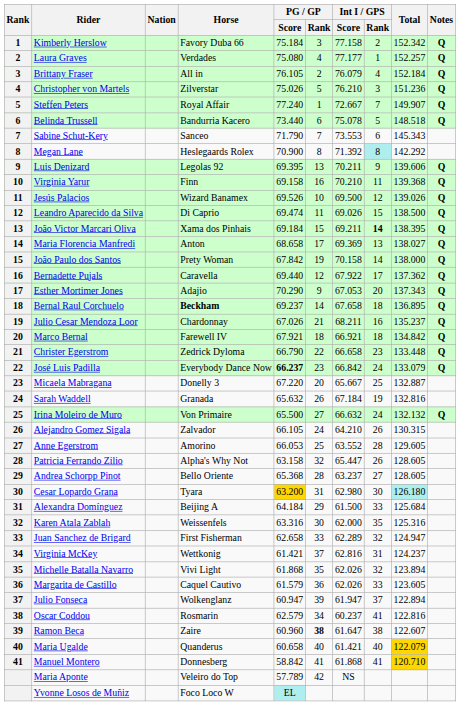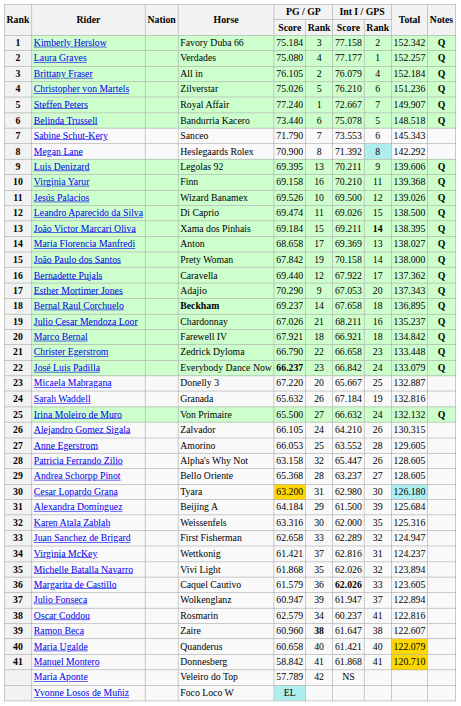(378, 89) 3 -> (378, 89) 6
(378, 507) 33 -> (378, 507) 39
(348, 584) normal -> (348, 584) bold
